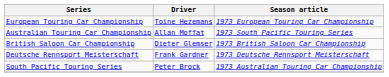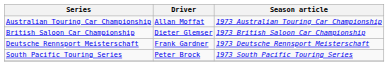- row: (74, 22)
(284, 33) 1973 South Pacific Touring Series -> (299, 22) 1973 Australian Touring Car Championship
(299, 67) 1973 Australian Touring Car Championship -> (284, 55) 1973 South Pacific Touring Series
